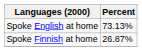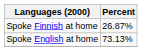rows swapped: (52, 26) <-> (52, 40)
